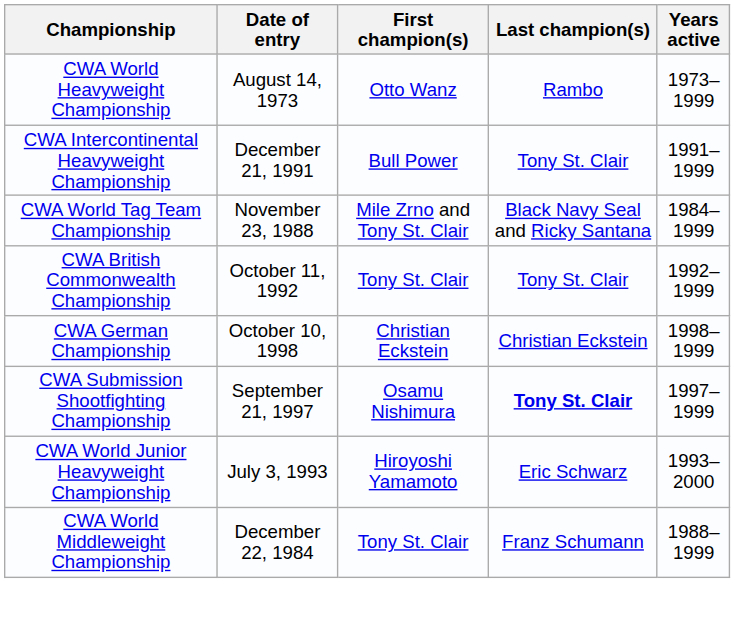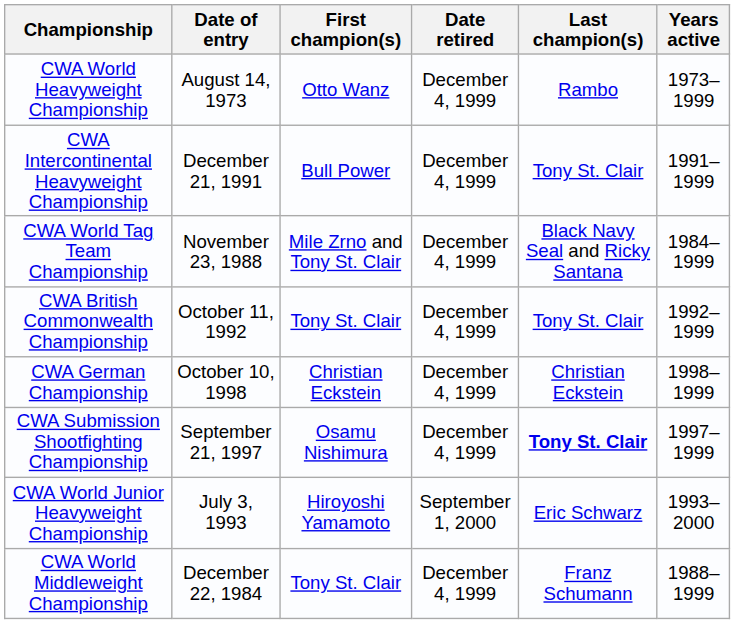+ column: (465, 29)
